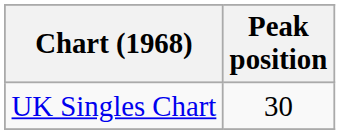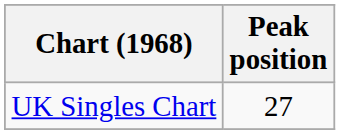(278, 105) 30 -> (278, 105) 27
